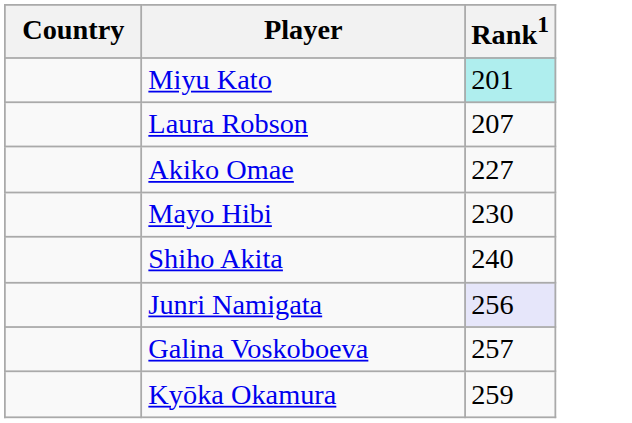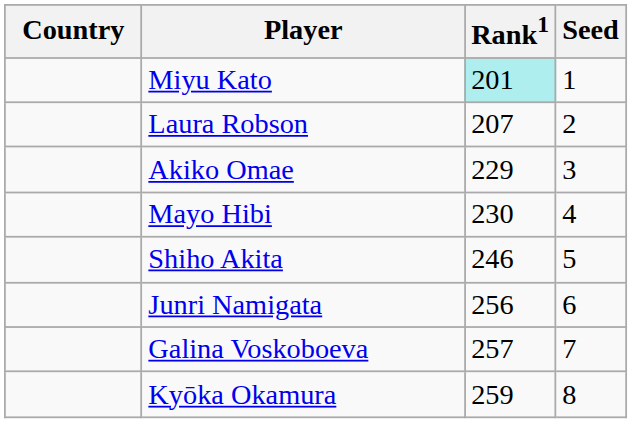+ column: (590, 30)
(492, 169) 227 -> (492, 169) 229
(492, 259) 240 -> (492, 259) 246
(492, 304) lavender background -> (492, 304) no background
